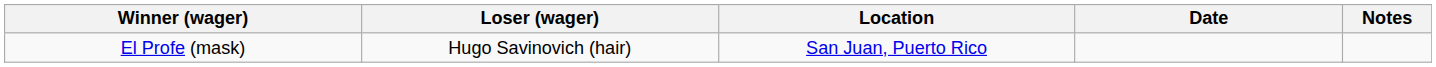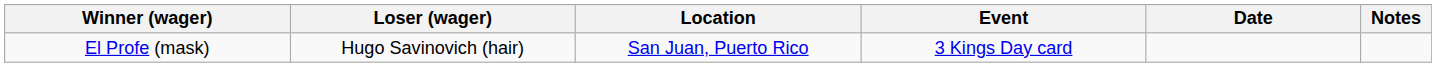+ column: (1004, 18)
